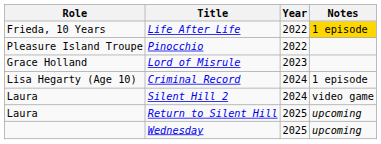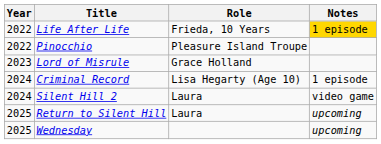columns swapped: (295, 13) <-> (75, 13)
